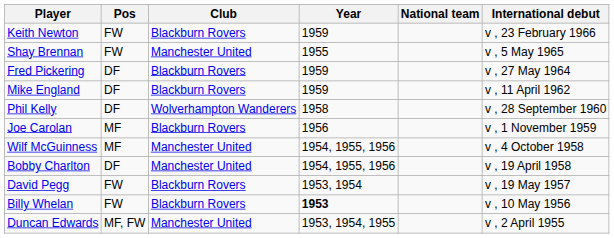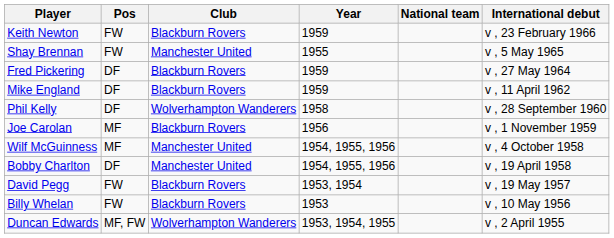(315, 204) bold -> (315, 204) normal
(201, 223) Manchester United -> (224, 223) Wolverhampton Wanderers
